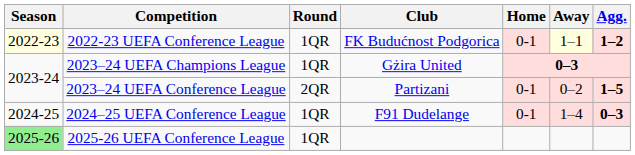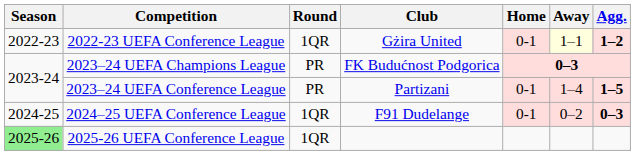(34, 41) lightyellow background -> (34, 41) no background
(422, 41) FK Budućnost Podgorica -> (422, 41) Gżira United
(315, 65) 1QR -> (315, 65) PR
(422, 65) Gżira United -> (422, 65) FK Budućnost Podgorica
(315, 89) 2QR -> (315, 89) PR
(571, 89) 0–2 -> (571, 89) 1–4
(571, 114) 1–4 -> (571, 114) 0–2
